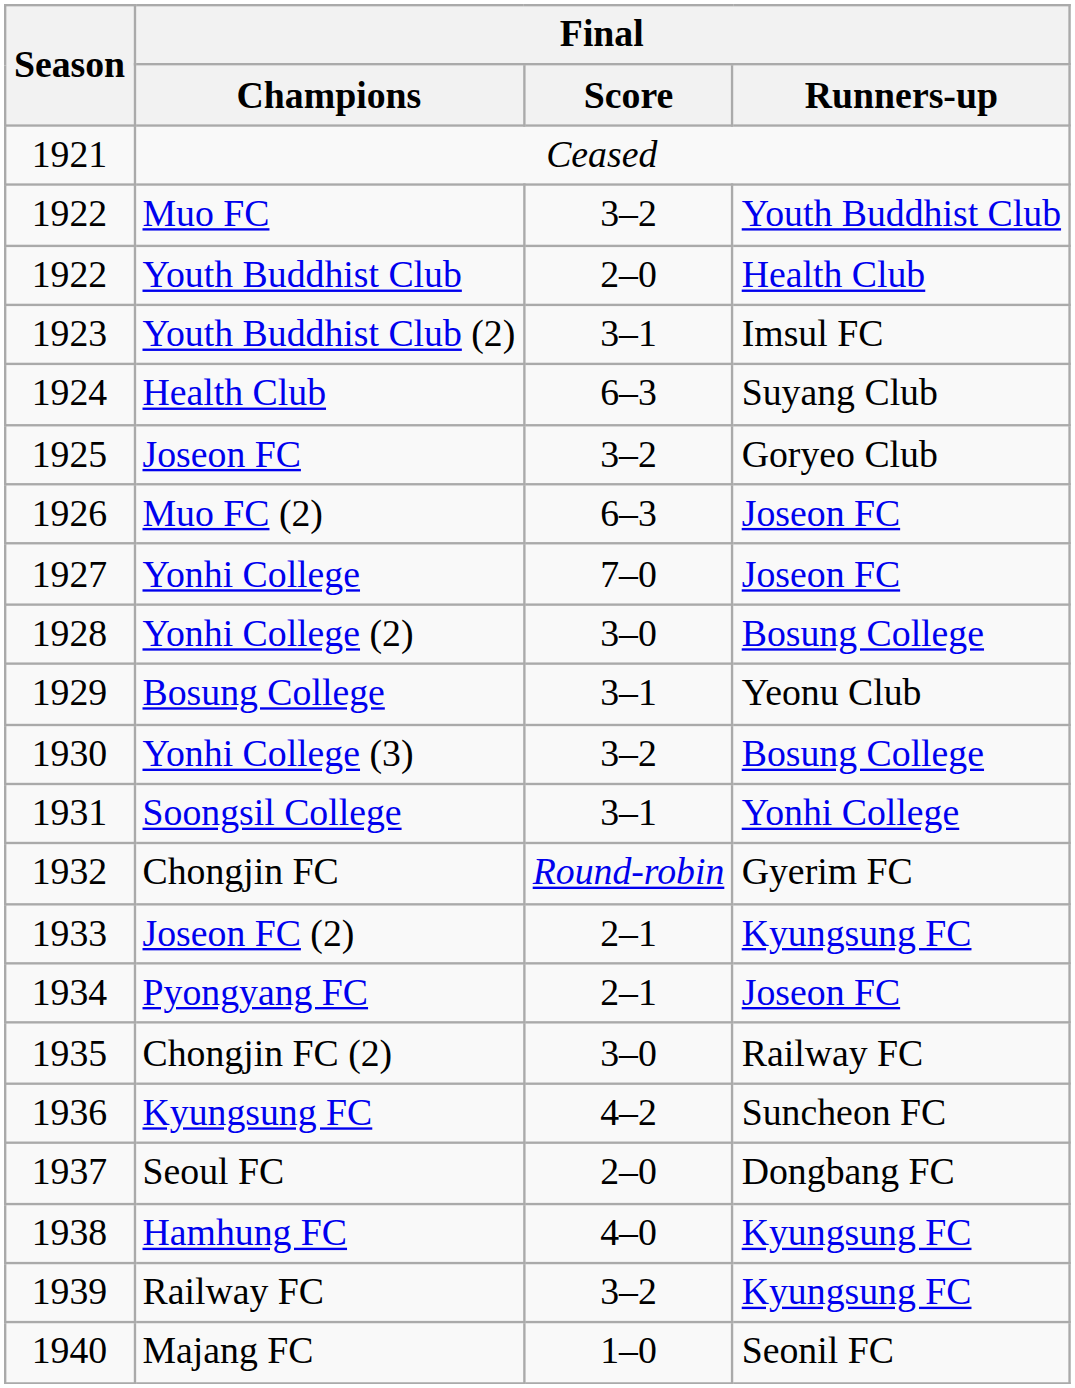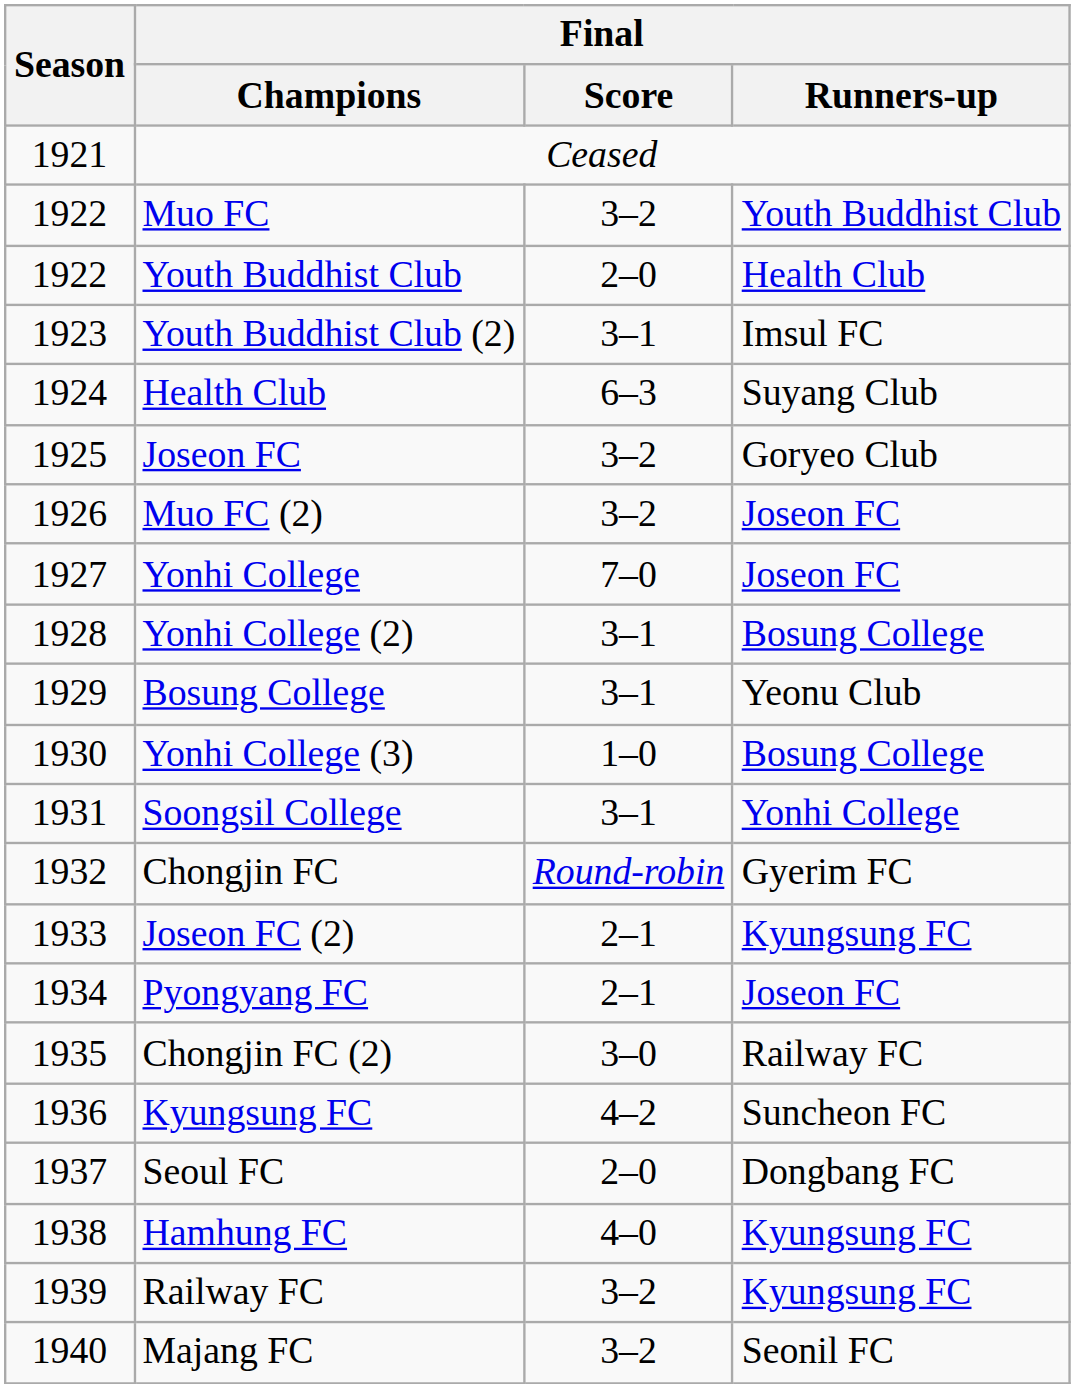(629, 513) 6–3 -> (629, 513) 3–2
(629, 633) 3–0 -> (629, 633) 3–1
(629, 753) 3–2 -> (629, 753) 1–0
(629, 1351) 1–0 -> (629, 1351) 3–2
